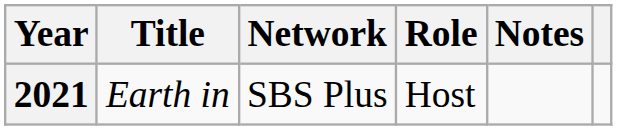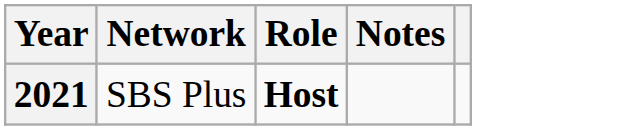- column: (168, 34)
(440, 93) normal -> (301, 93) bold
